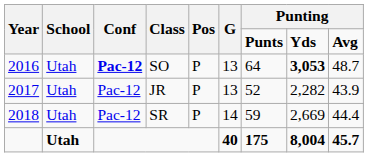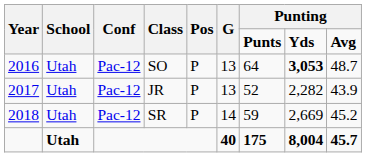(120, 66) bold -> (119, 66) normal
(346, 115) 44.4 -> (344, 115) 45.2
